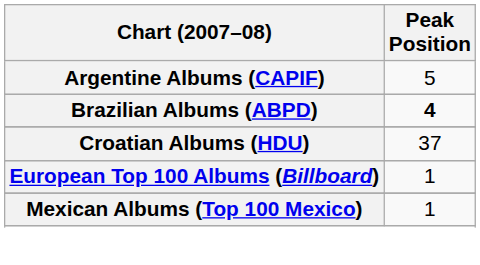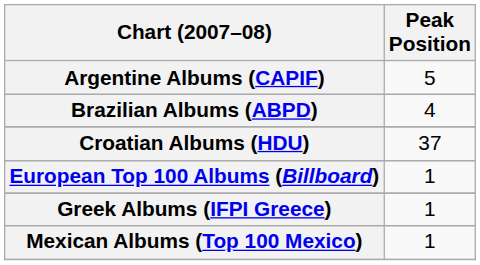(430, 110) bold -> (430, 110) normal
+ row: (194, 209)
